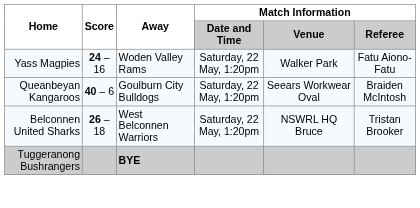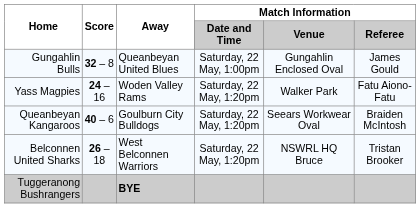+ row: (56, 63)
